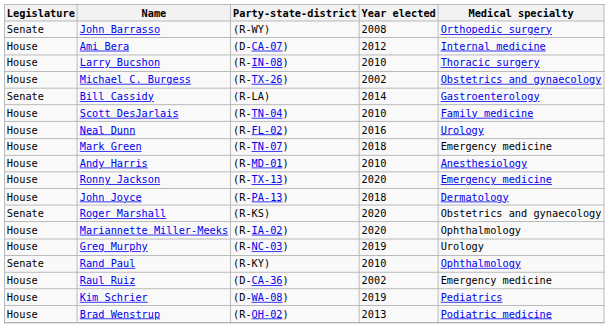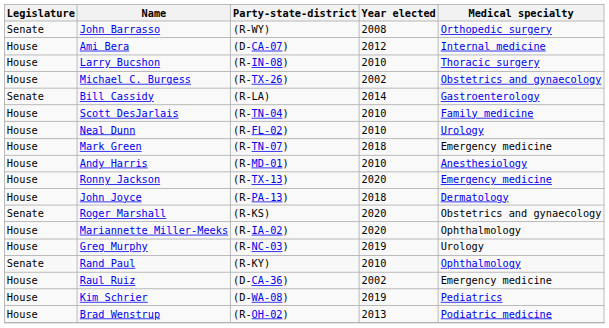(374, 130) 2016 -> (374, 130) 2010
